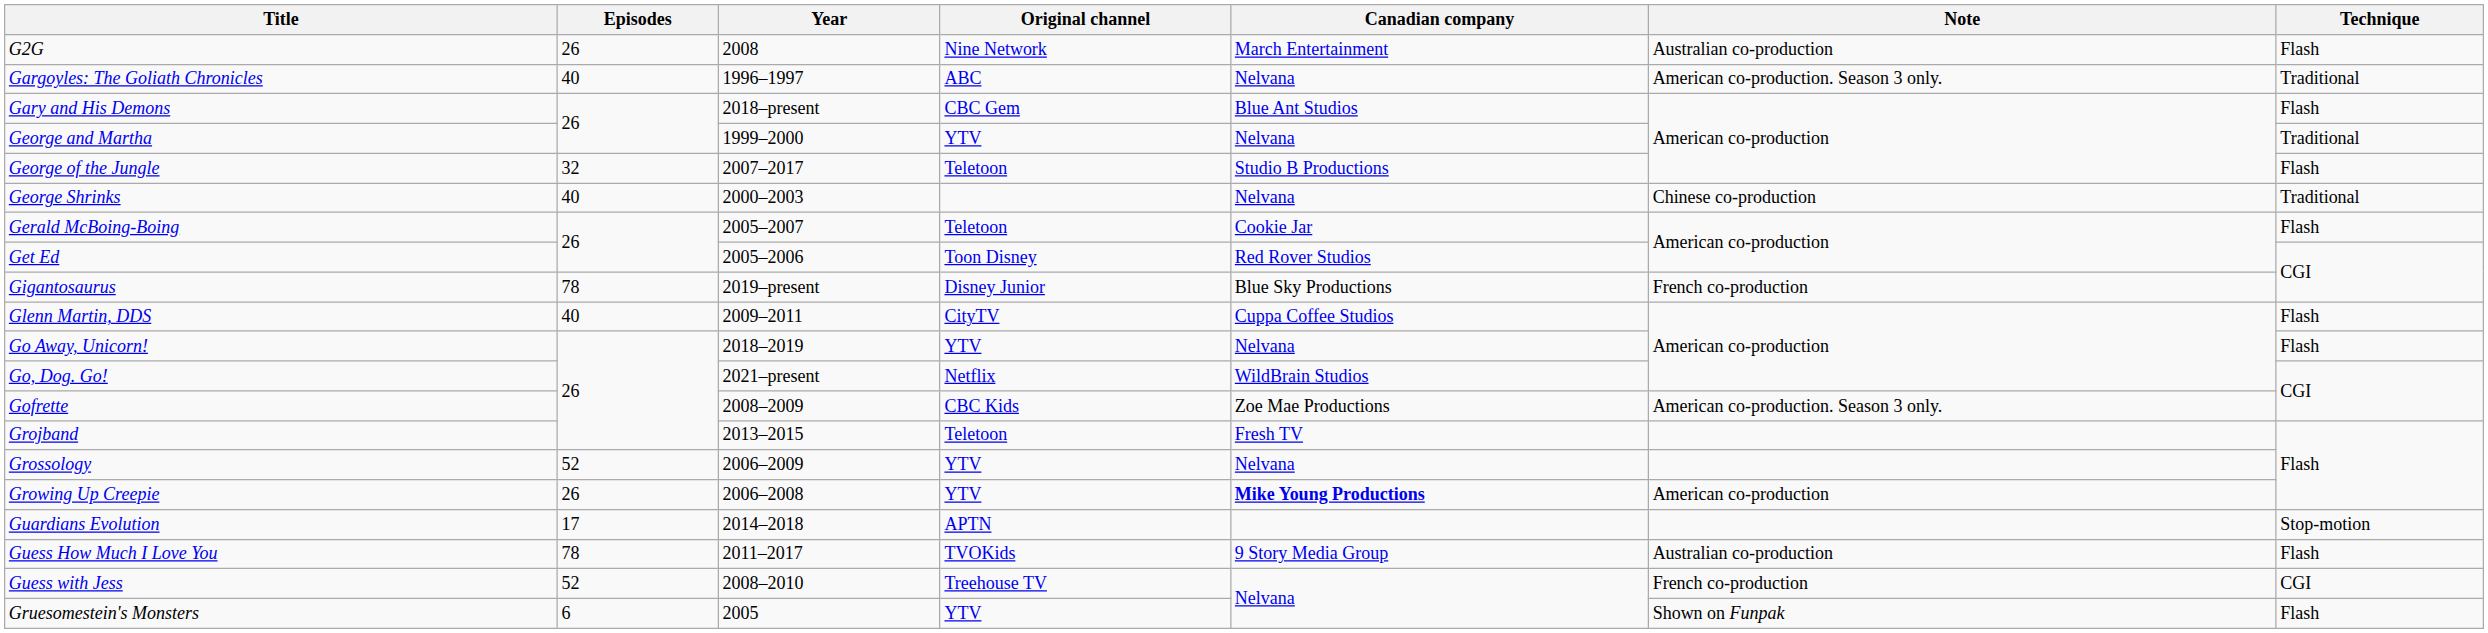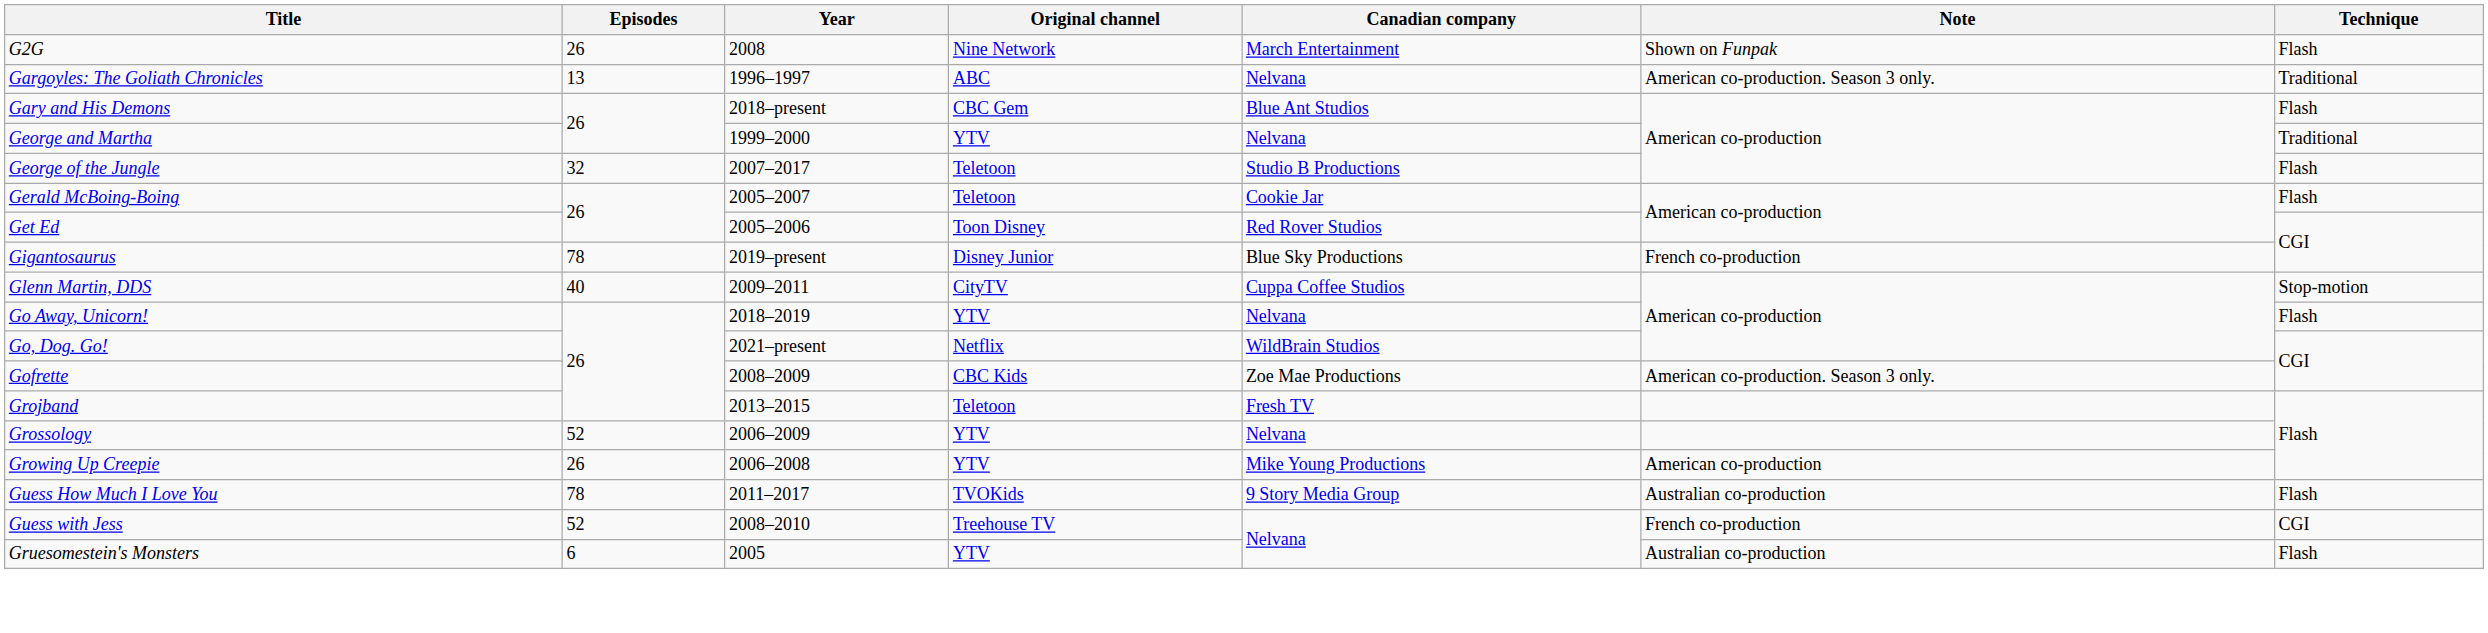(1743, 49) Australian co-production -> (1711, 49) Shown on Funpak
(571, 79) 40 -> (576, 79) 13
- row: (65, 197)
(2300, 316) Flash -> (2323, 286) Stop-motion
(1330, 494) bold -> (1336, 465) normal
- row: (84, 524)
(1719, 613) Shown on Funpak -> (1735, 554) Australian co-production
